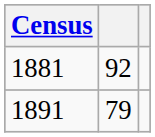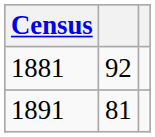(118, 110) 79 -> (118, 110) 81
